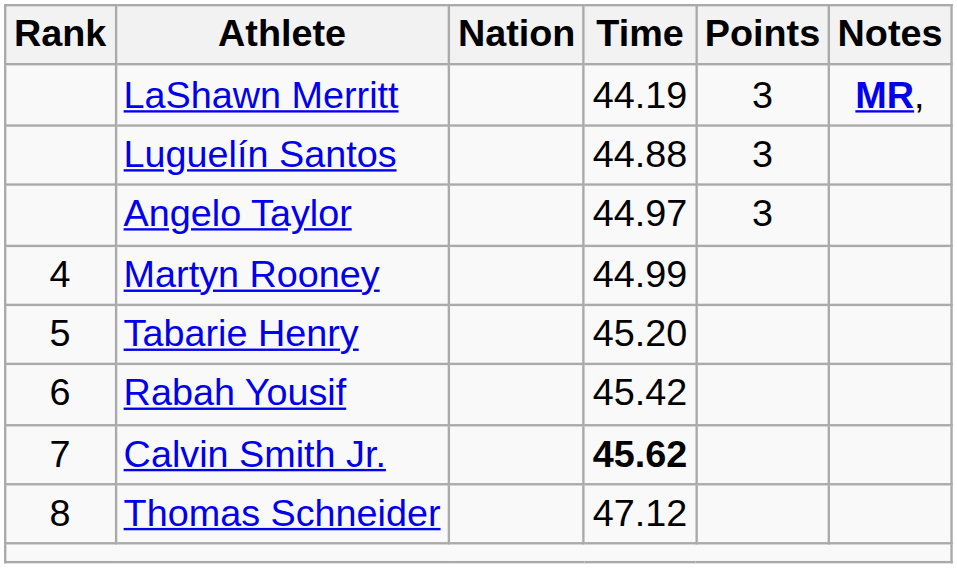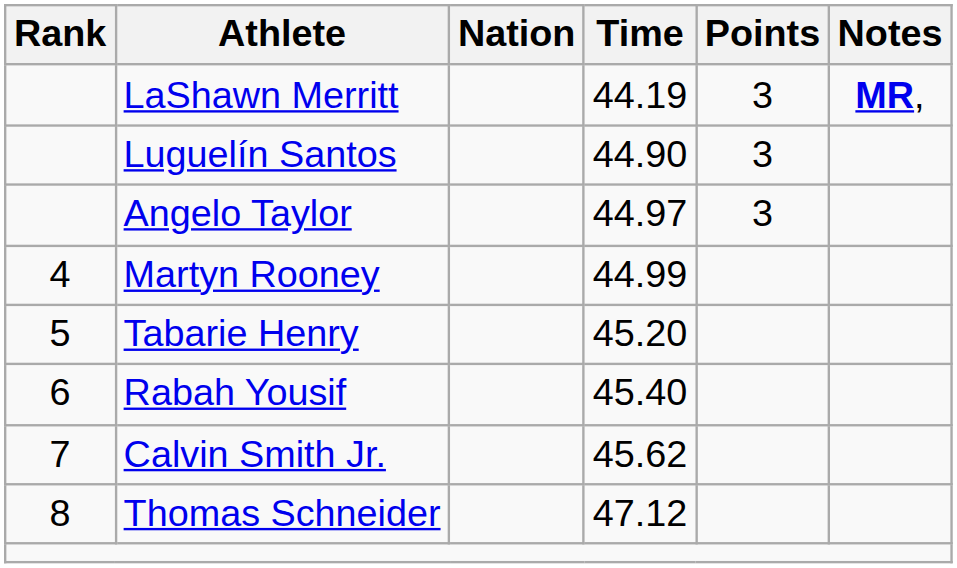(640, 154) 44.88 -> (640, 154) 44.90
(640, 393) 45.42 -> (640, 393) 45.40
(640, 453) bold -> (640, 453) normal
